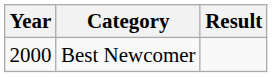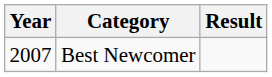(30, 54) 2000 -> (30, 54) 2007
